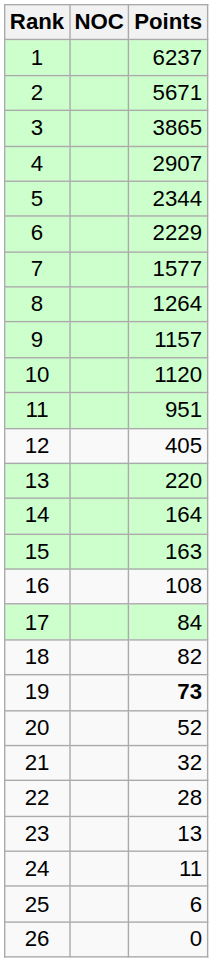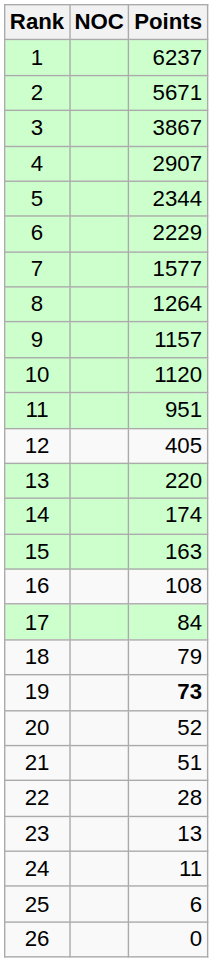(177, 127) 3865 -> (177, 127) 3867
(184, 515) 164 -> (184, 515) 174
(190, 657) 82 -> (190, 657) 79
(190, 762) 32 -> (190, 762) 51
